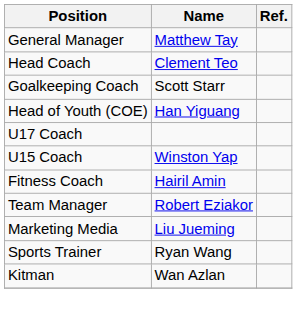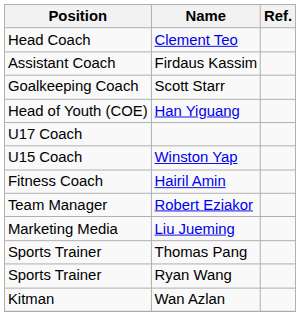- row: (66, 39)
+ row: (62, 63)
+ row: (55, 252)
